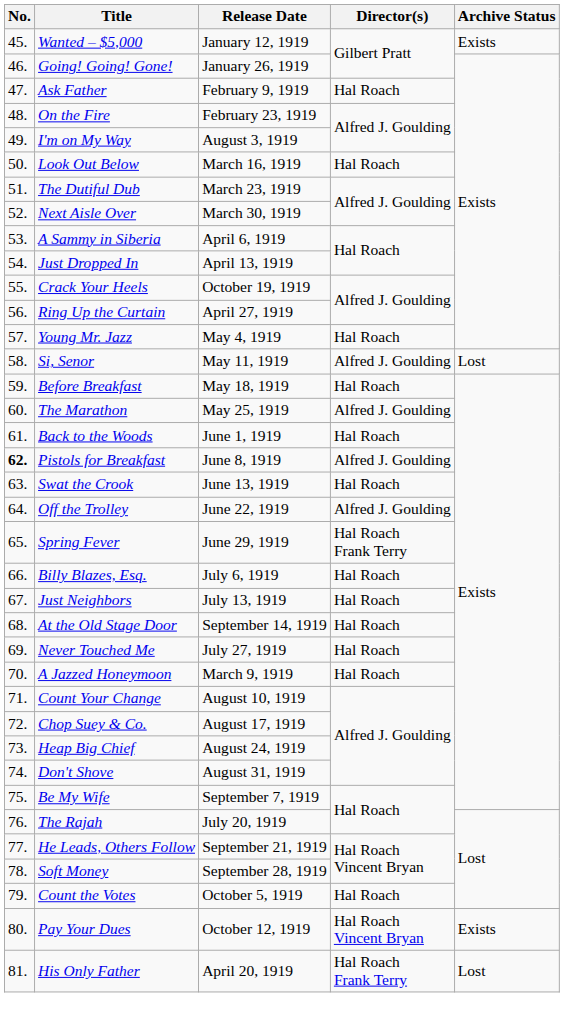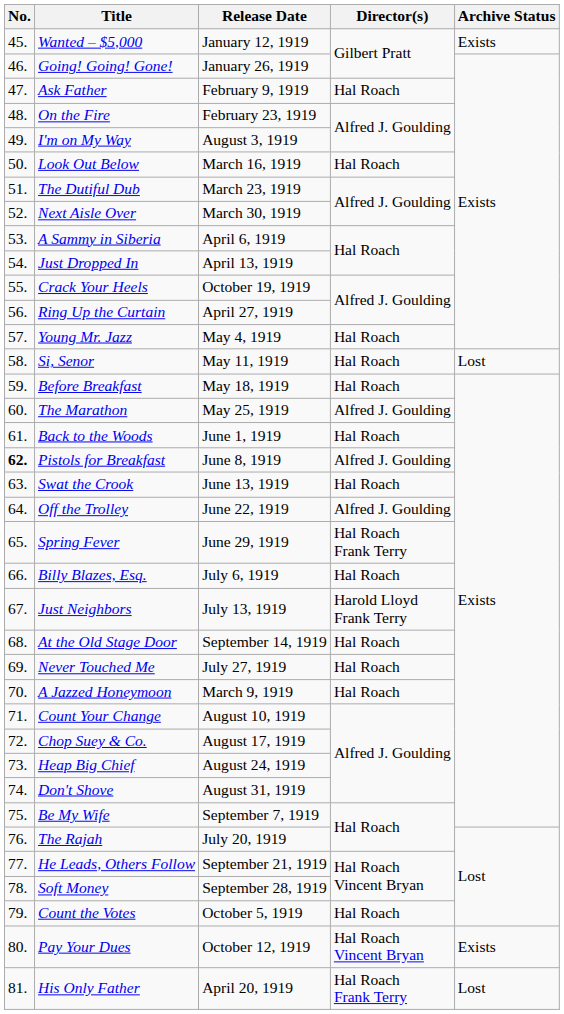(392, 361) Alfred J. Goulding -> (367, 361) Hal Roach
(367, 600) Hal Roach -> (376, 609) Harold Lloyd Frank Terry
